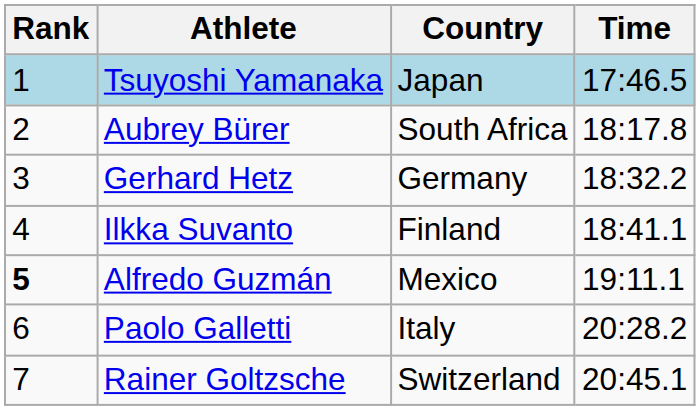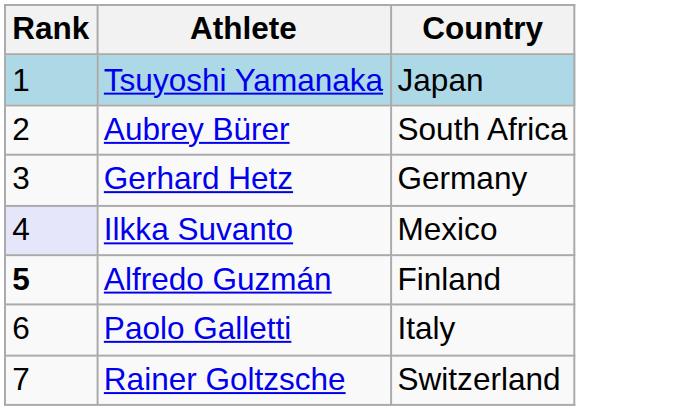- column: (635, 29)
(21, 229) no background -> (21, 229) lavender background
(449, 229) Finland -> (447, 229) Mexico
(447, 279) Mexico -> (449, 279) Finland
